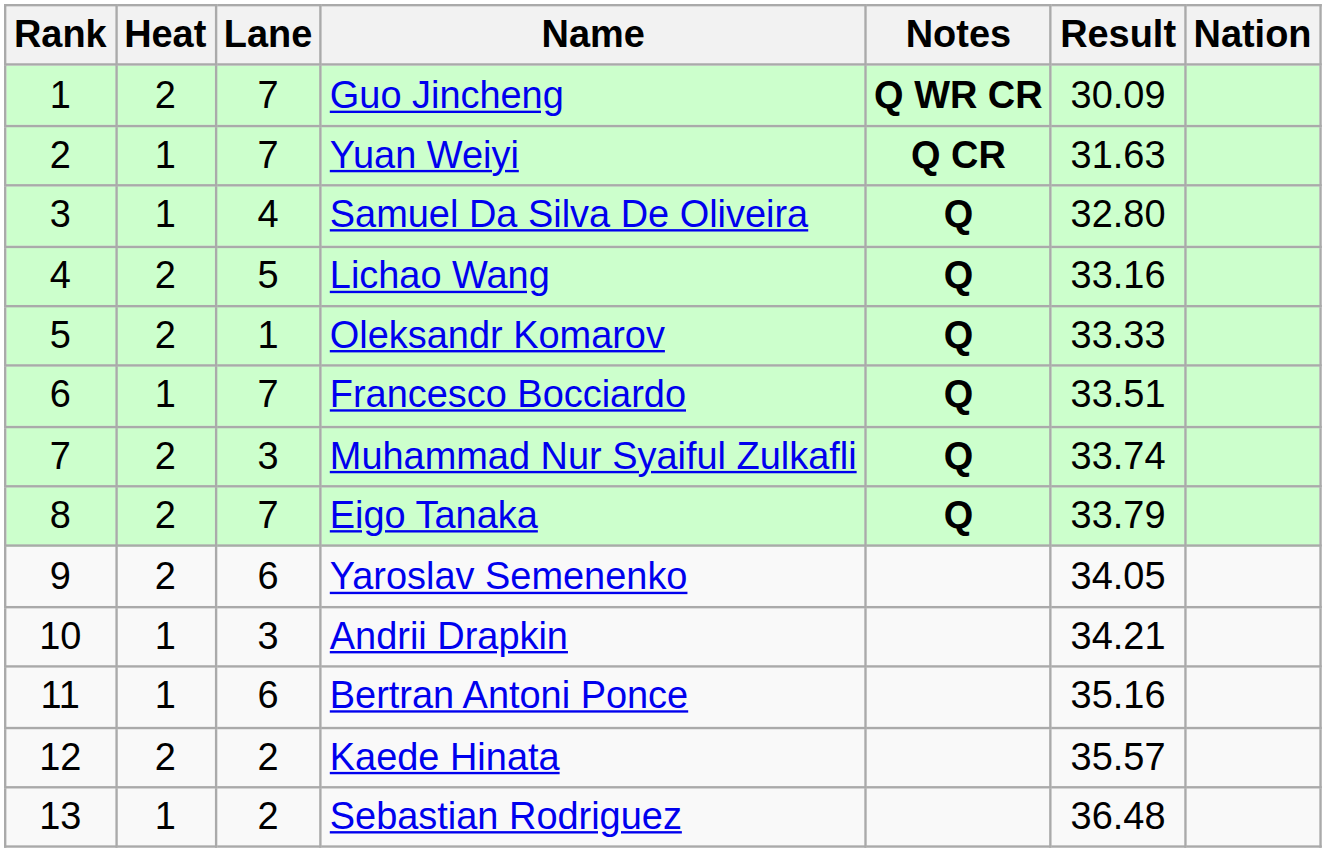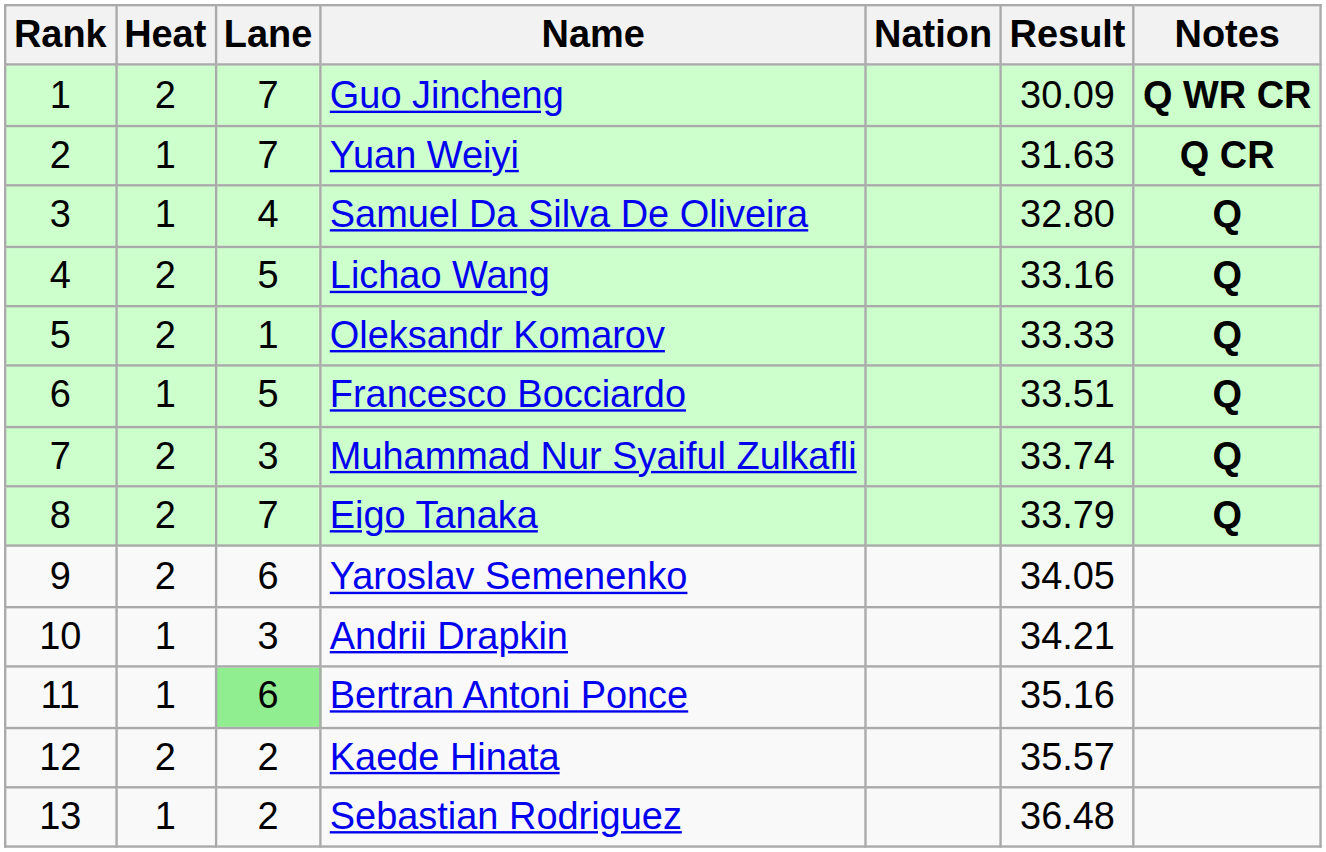columns swapped: (1253, 34) <-> (958, 34)
(268, 395) 7 -> (268, 395) 5
(268, 696) no background -> (268, 696) lightgreen background
